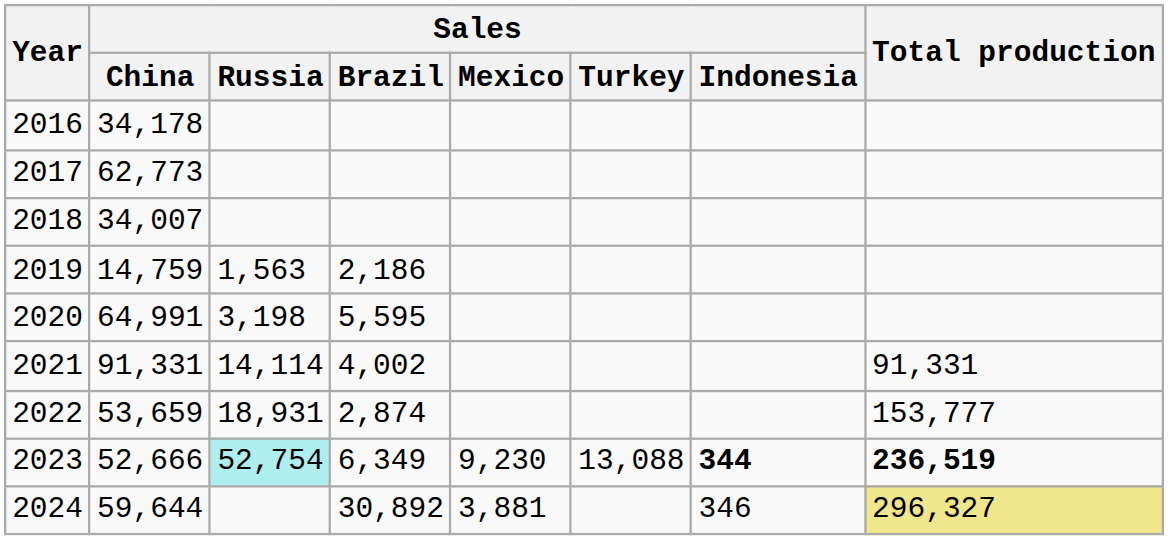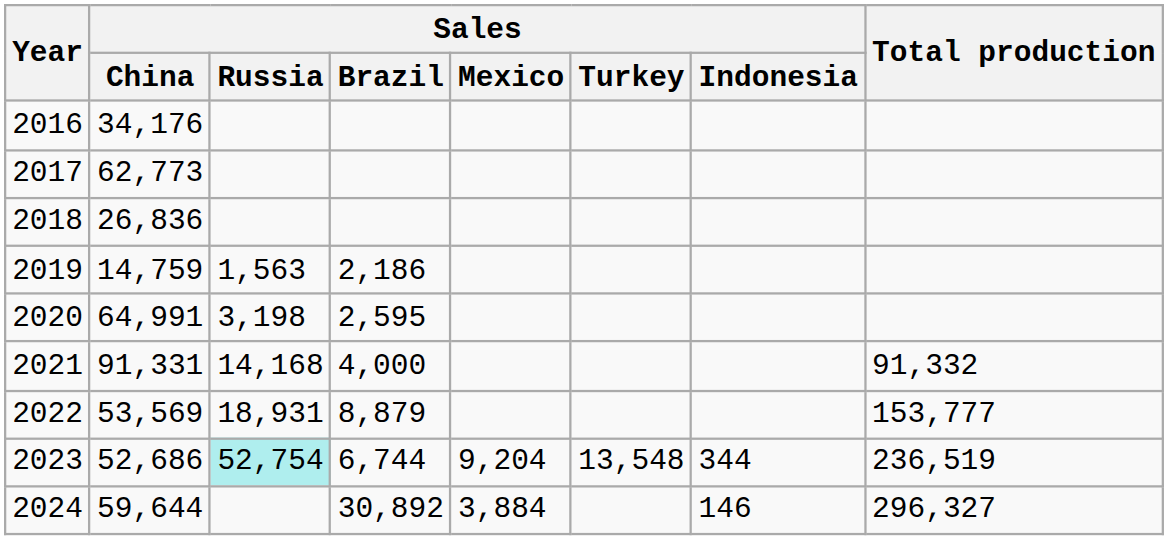(150, 125) 34,178 -> (150, 125) 34,176
(150, 222) 34,007 -> (150, 222) 26,836
(382, 318) 5,595 -> (382, 318) 2,595
(271, 366) 14,114 -> (271, 366) 14,168
(382, 366) 4,002 -> (382, 366) 4,000
(925, 366) 91,331 -> (925, 366) 91,332
(150, 414) 53,659 -> (150, 414) 53,569
(382, 414) 2,874 -> (382, 414) 8,879
(150, 462) 52,666 -> (150, 462) 52,686
(382, 462) 6,349 -> (382, 462) 6,744
(502, 462) 9,230 -> (502, 462) 9,204
(631, 462) 13,088 -> (631, 462) 13,548
(725, 462) bold -> (725, 462) normal
(934, 462) bold -> (934, 462) normal
(502, 510) 3,881 -> (502, 510) 3,884
(725, 510) 346 -> (725, 510) 146
(934, 510) khaki background -> (934, 510) no background
